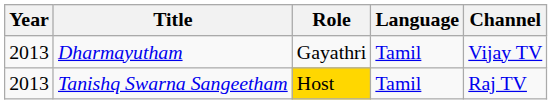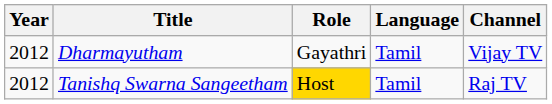(29, 51) 2013 -> (29, 51) 2012
(29, 83) 2013 -> (29, 83) 2012
